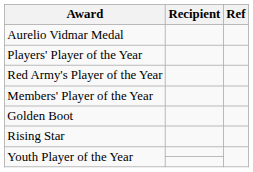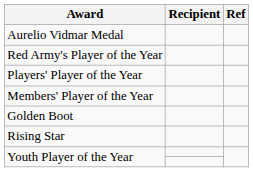rows swapped: (75, 55) <-> (85, 75)
